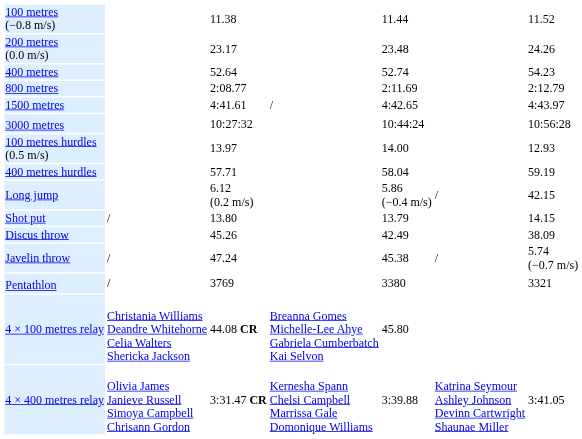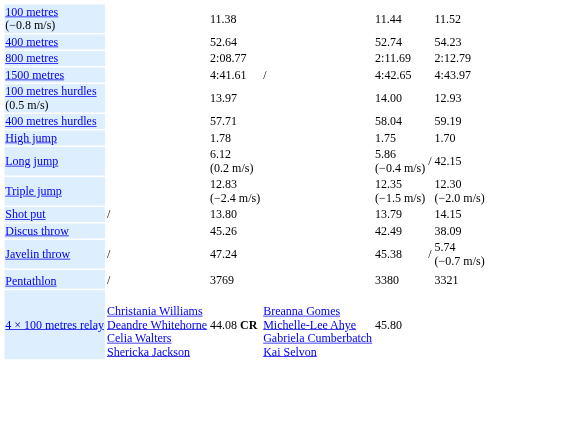- row: (32, 48)
- row: (38, 123)
+ row: (31, 138)
+ row: (34, 191)
- row: (55, 399)
